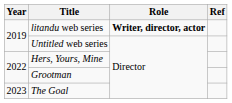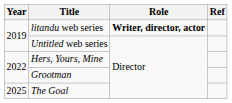(17, 91) 2023 -> (17, 91) 2025
